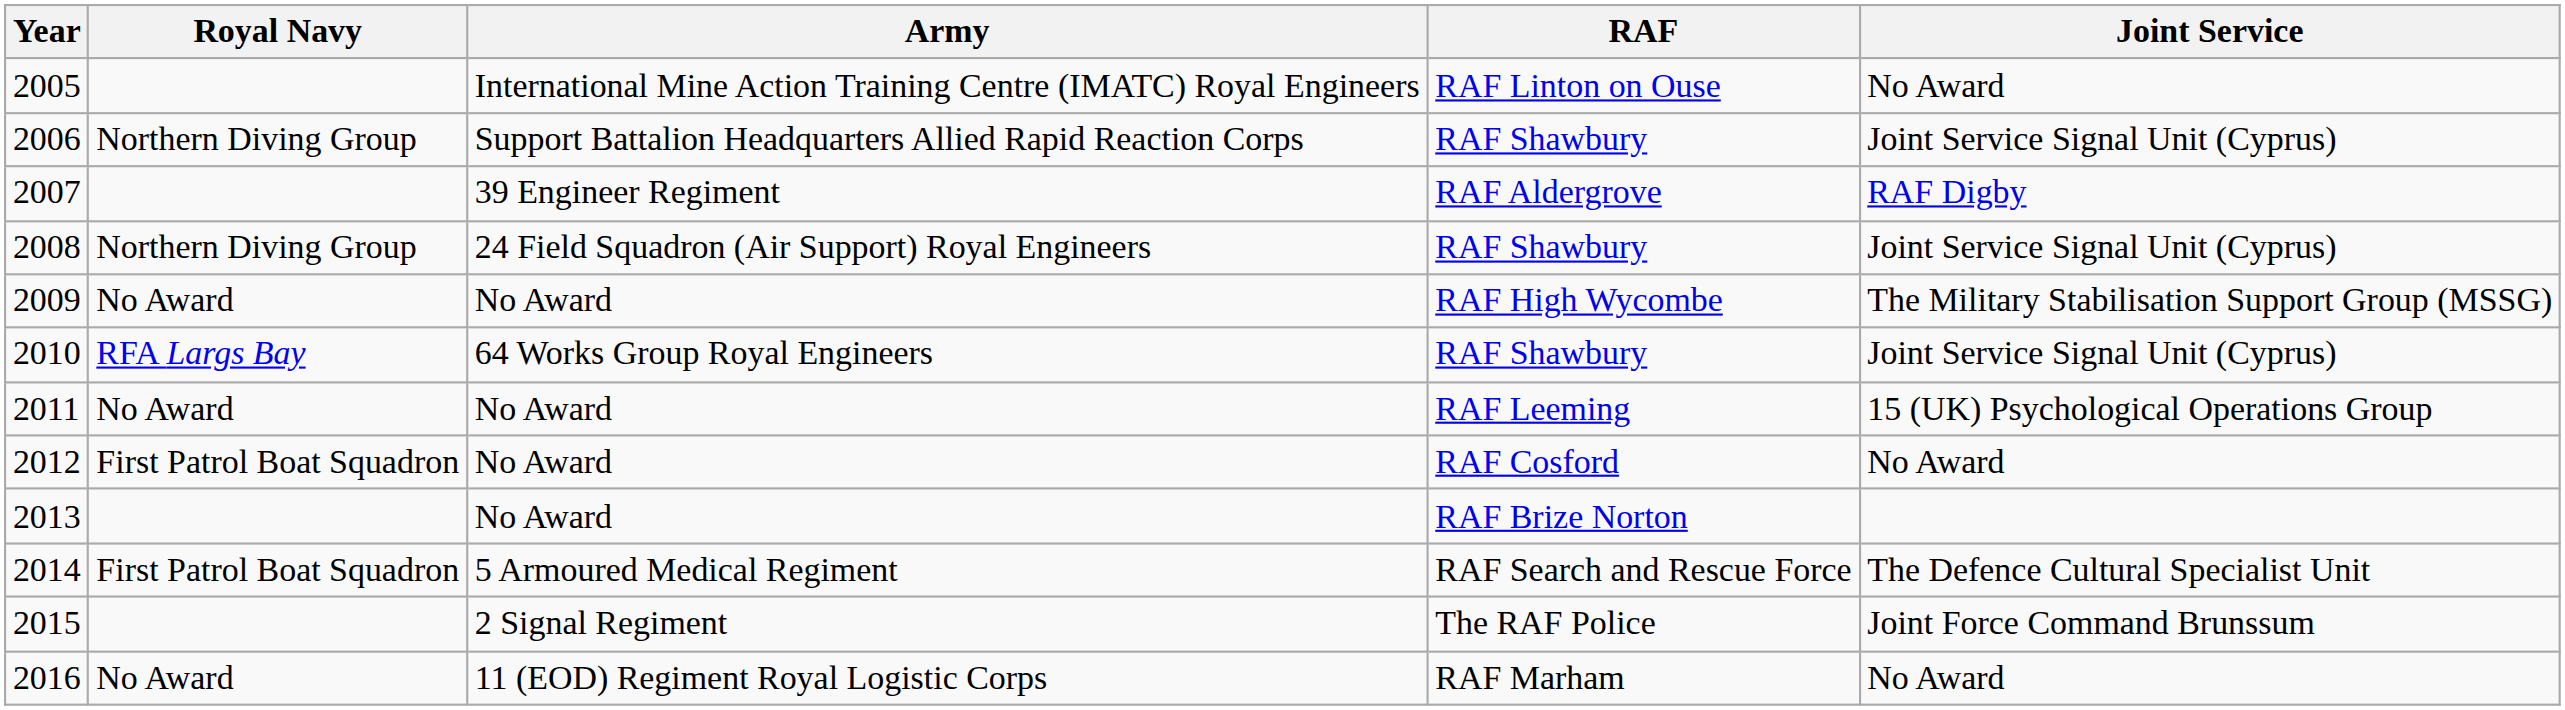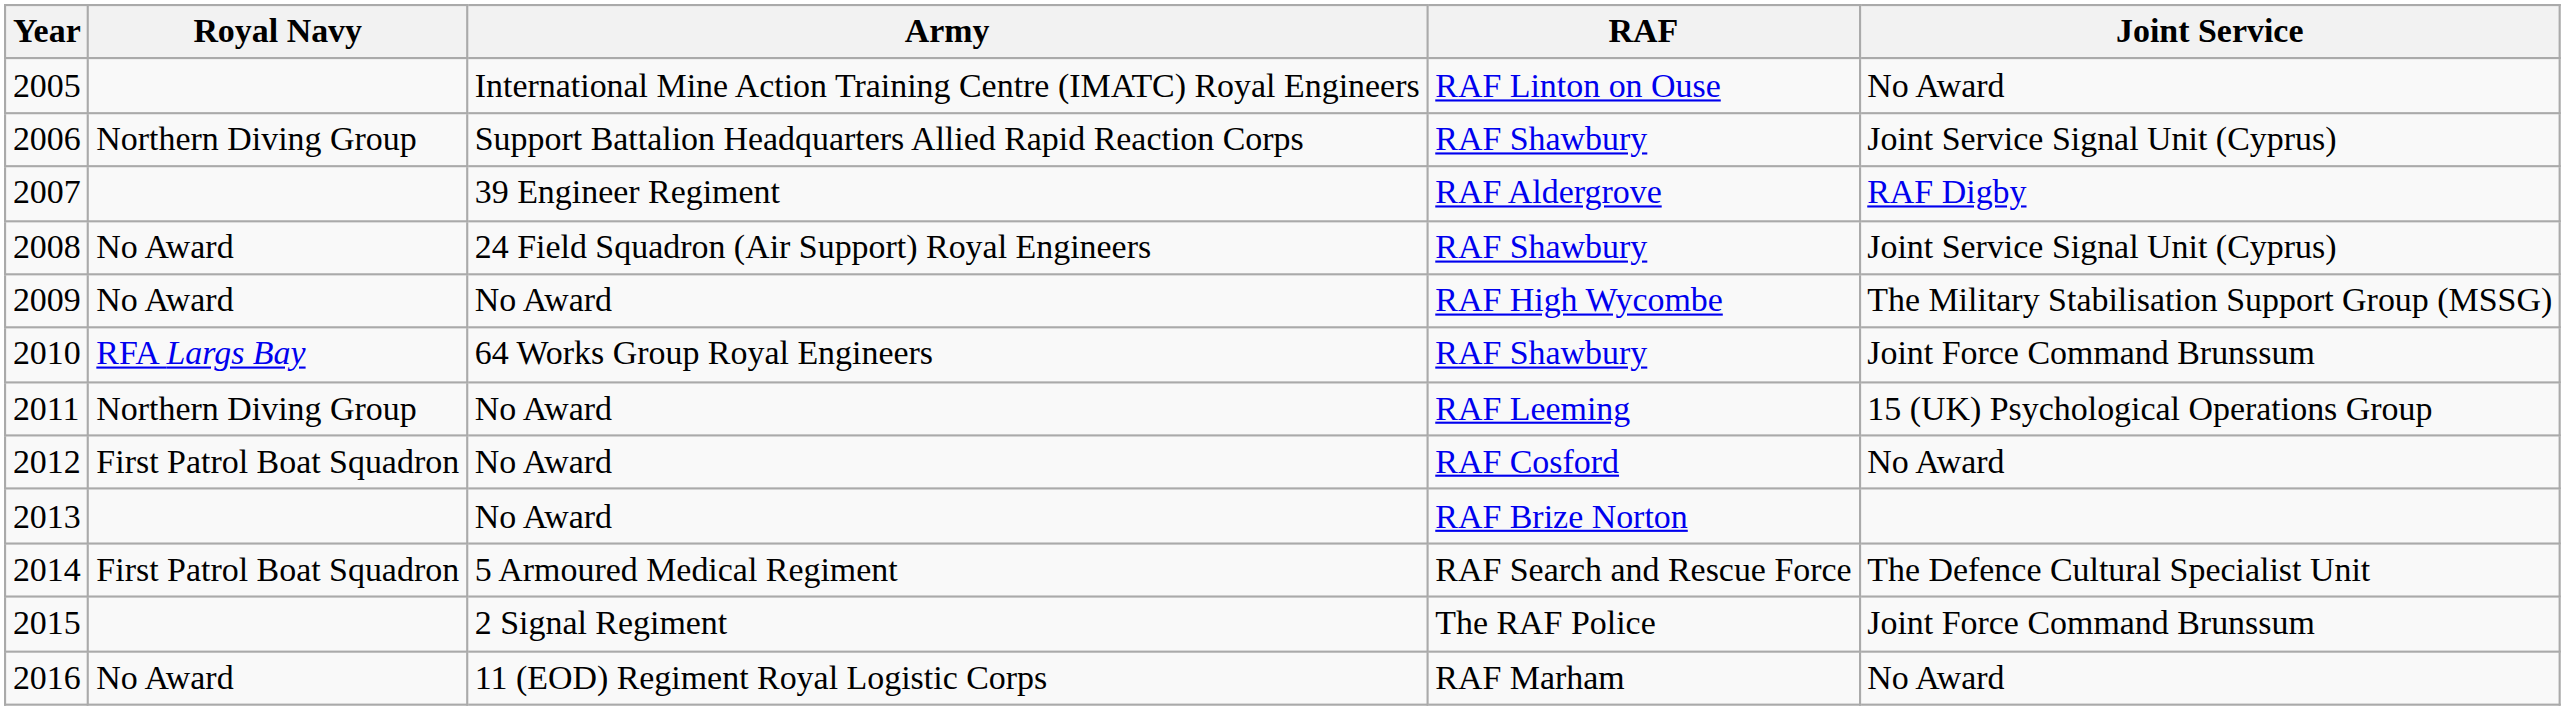(257, 246) Northern Diving Group -> (165, 246) No Award
(2102, 354) Joint Service Signal Unit (Cyprus) -> (2091, 354) Joint Force Command Brunssum
(165, 407) No Award -> (257, 407) Northern Diving Group
